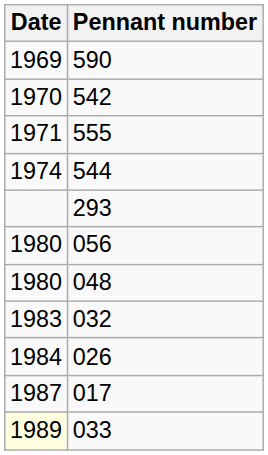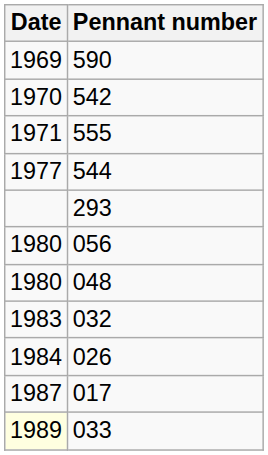(36, 171) 1974 -> (36, 171) 1977
